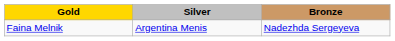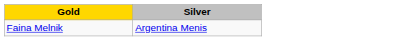- column: (326, 12)
